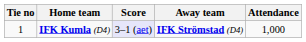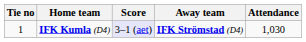(273, 29) 1,000 -> (273, 29) 1,030
